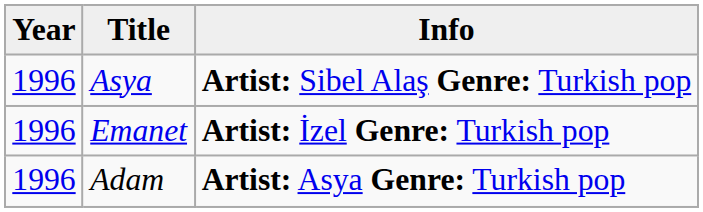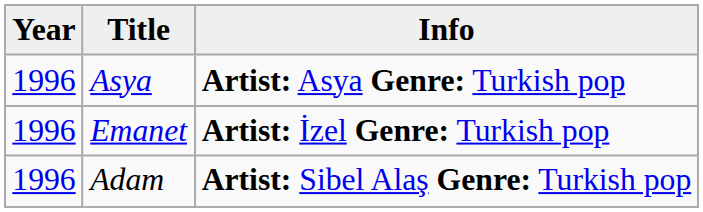(446, 79) Artist: Sibel Alaş Genre: Turkish pop -> (413, 79) Artist: Asya Genre: Turkish pop
(413, 180) Artist: Asya Genre: Turkish pop -> (446, 180) Artist: Sibel Alaş Genre: Turkish pop
